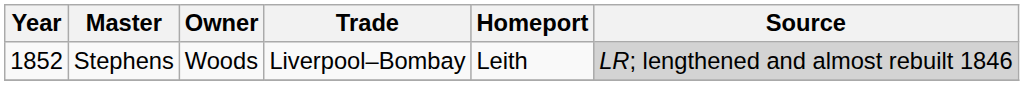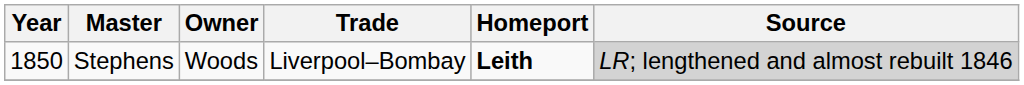(37, 60) 1852 -> (37, 60) 1850
(502, 60) normal -> (505, 60) bold
